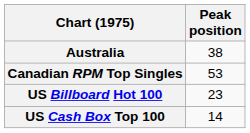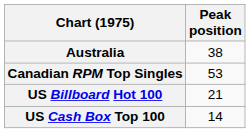(215, 95) 23 -> (215, 95) 21
